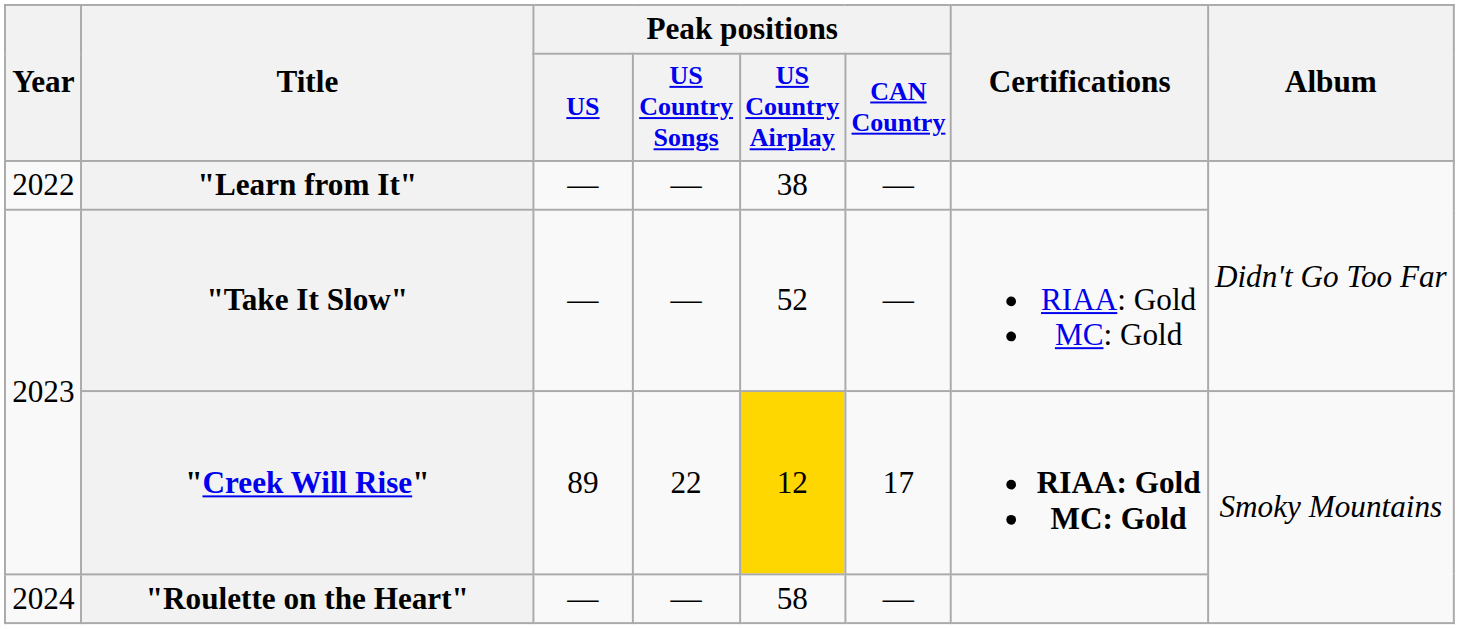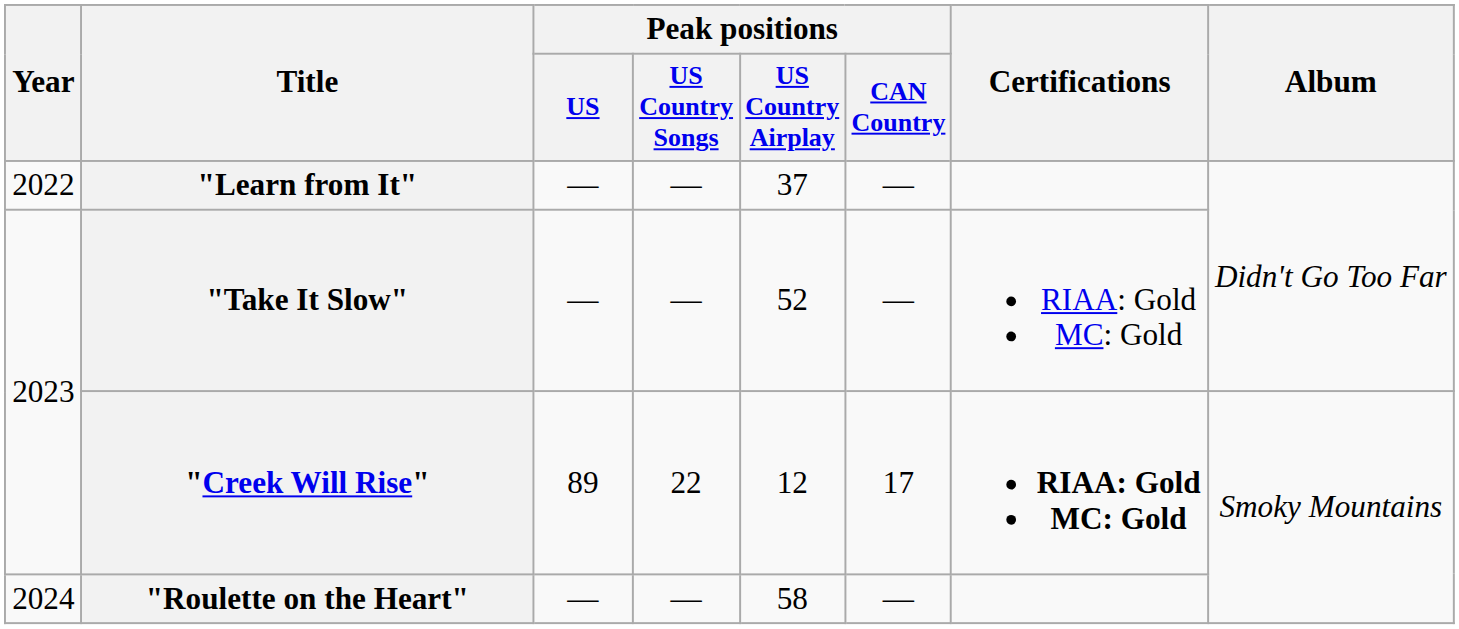(792, 184) 38 -> (792, 184) 37
(792, 482) gold background -> (792, 482) no background
